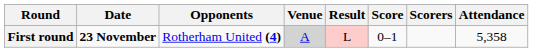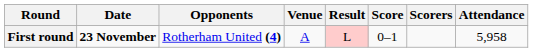(305, 36) lightgrey background -> (305, 36) no background
(492, 36) 5,358 -> (492, 36) 5,958
